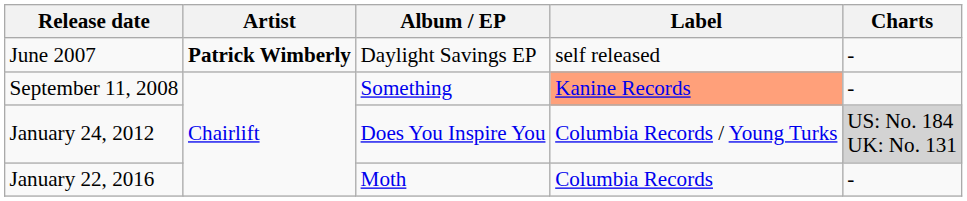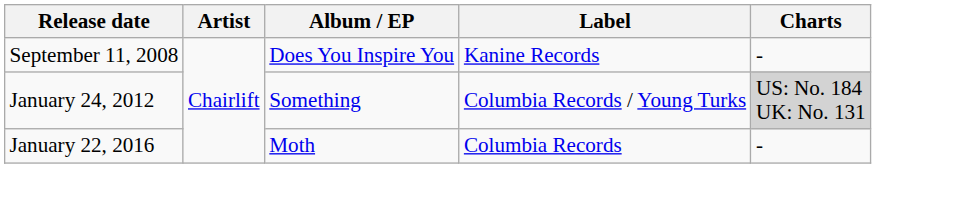- row: (53, 54)
(406, 88) Something -> (362, 54) Does You Inspire You
(623, 88) lightsalmon background -> (532, 54) no background
(453, 133) Does You Inspire You -> (315, 100) Something
